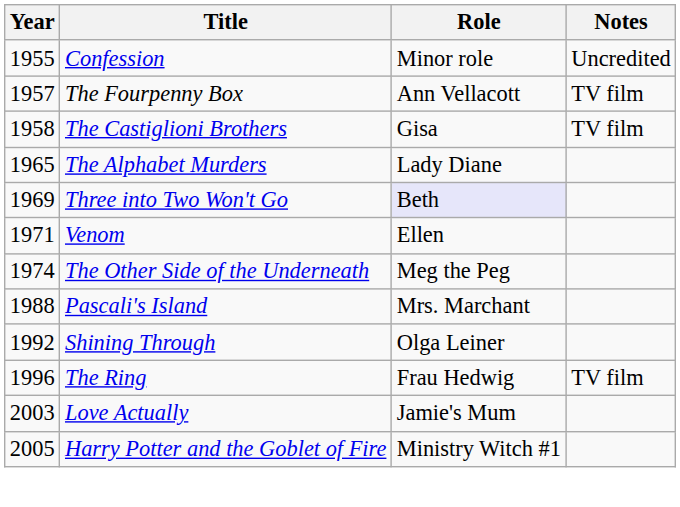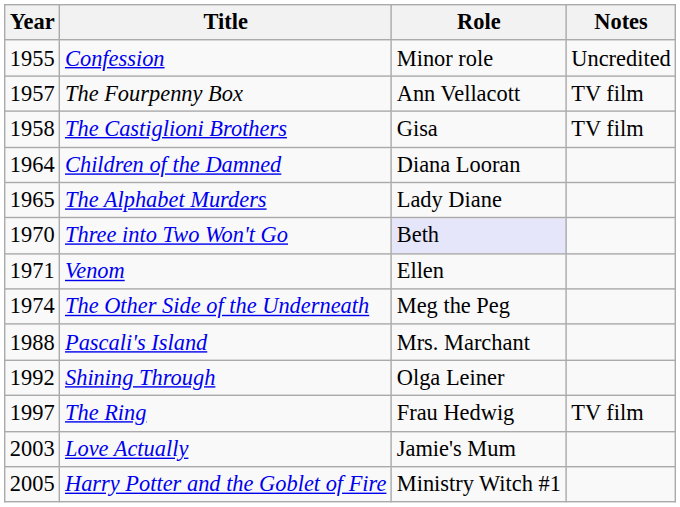+ row: (173, 164)
(32, 199) 1969 -> (32, 235) 1970
(32, 377) 1996 -> (32, 413) 1997
